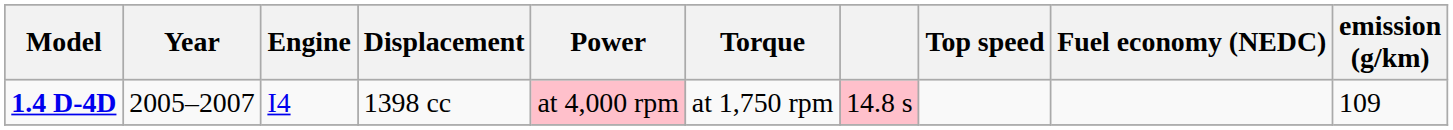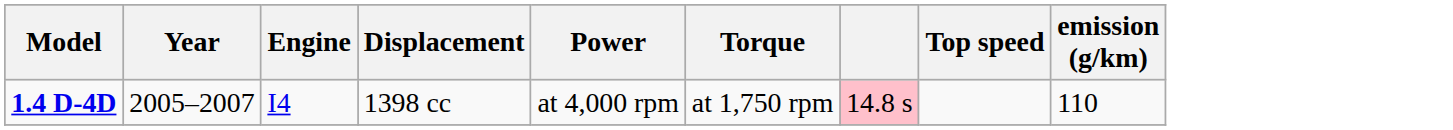- column: (1192, 42)
(608, 102) pink background -> (608, 102) no background
(1360, 102) 109 -> (1078, 102) 110
